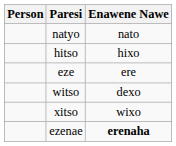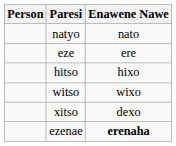rows swapped: (66, 53) <-> (66, 72)
(129, 92) dexo -> (129, 92) wixo
(129, 111) wixo -> (129, 111) dexo
